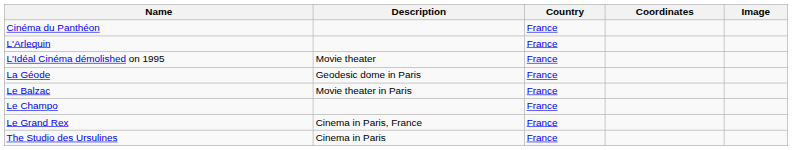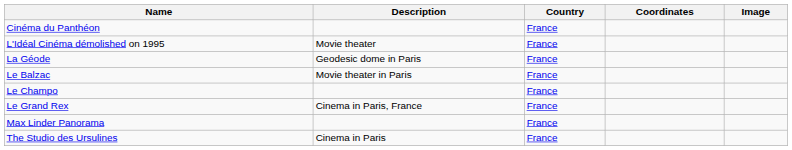- row: (28, 43)
+ row: (55, 122)
